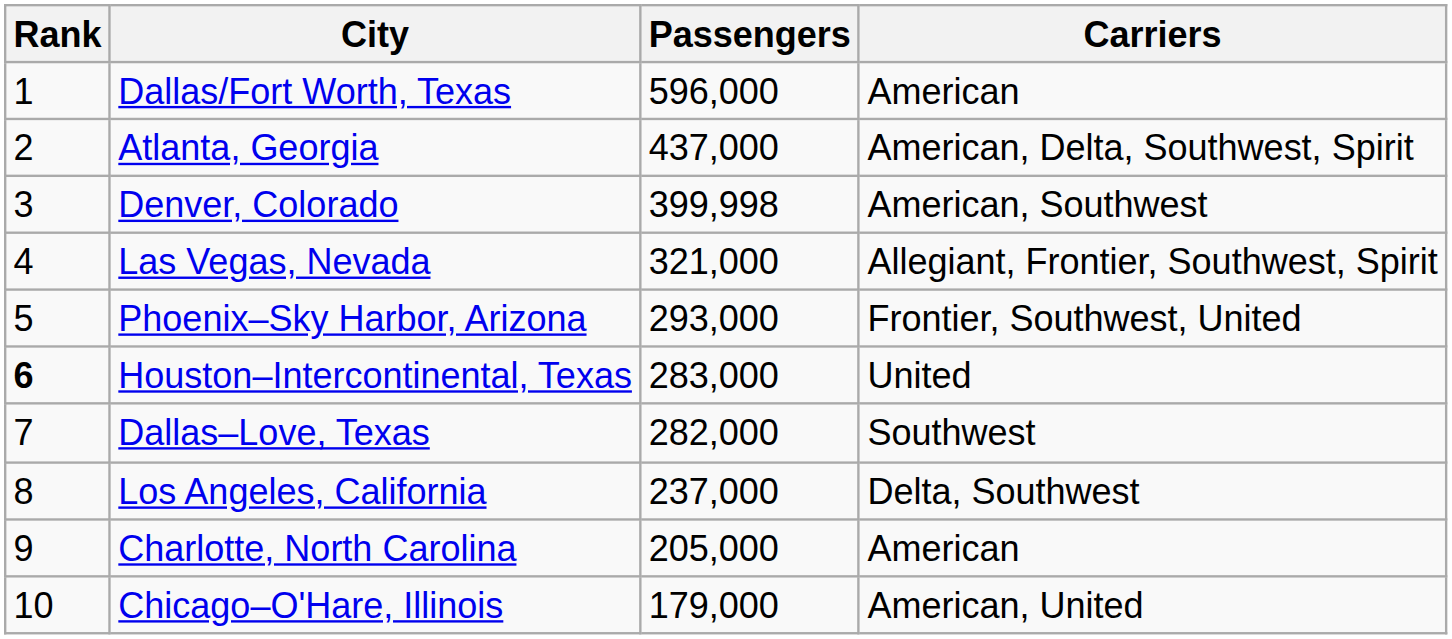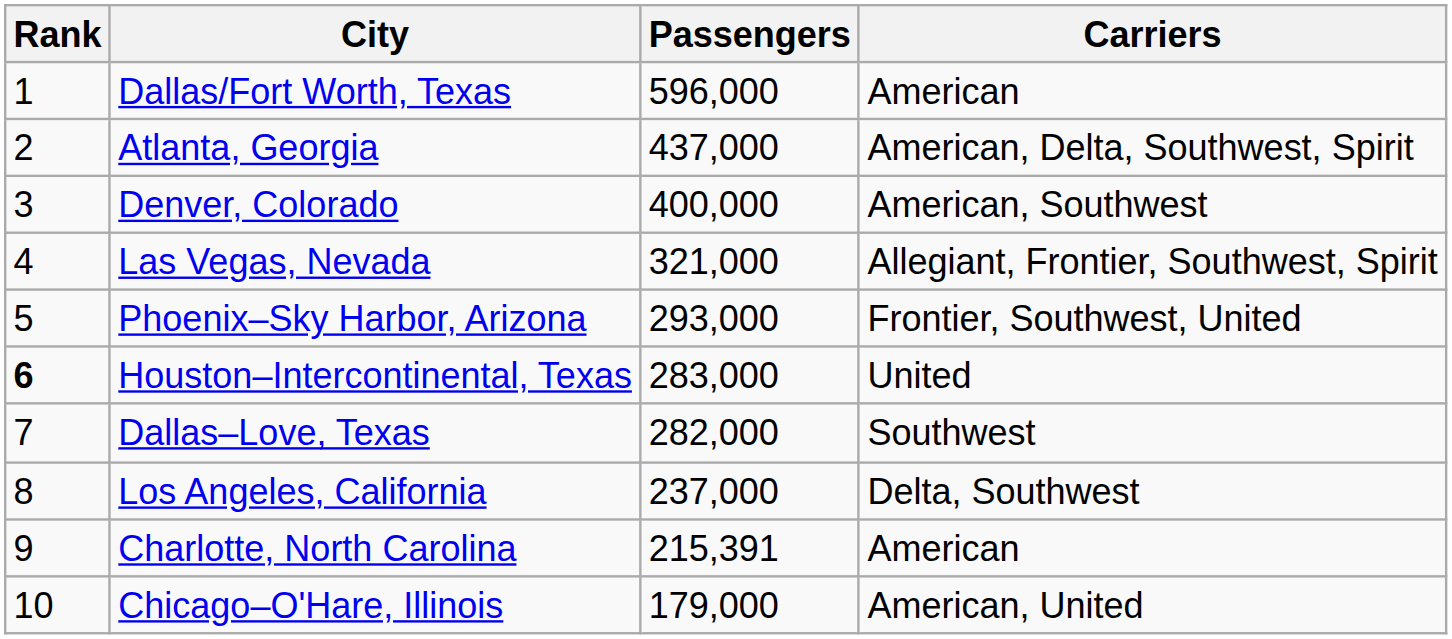(714, 205) 399,998 -> (714, 205) 400,000
(714, 547) 205,000 -> (714, 547) 215,391
